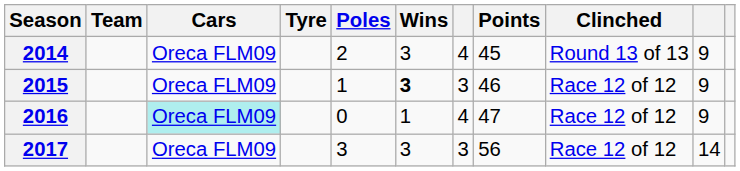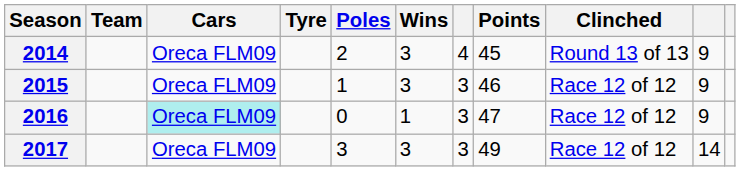(406, 85) bold -> (406, 85) normal
(463, 117) 4 -> (463, 117) 3
(490, 149) 56 -> (490, 149) 49
